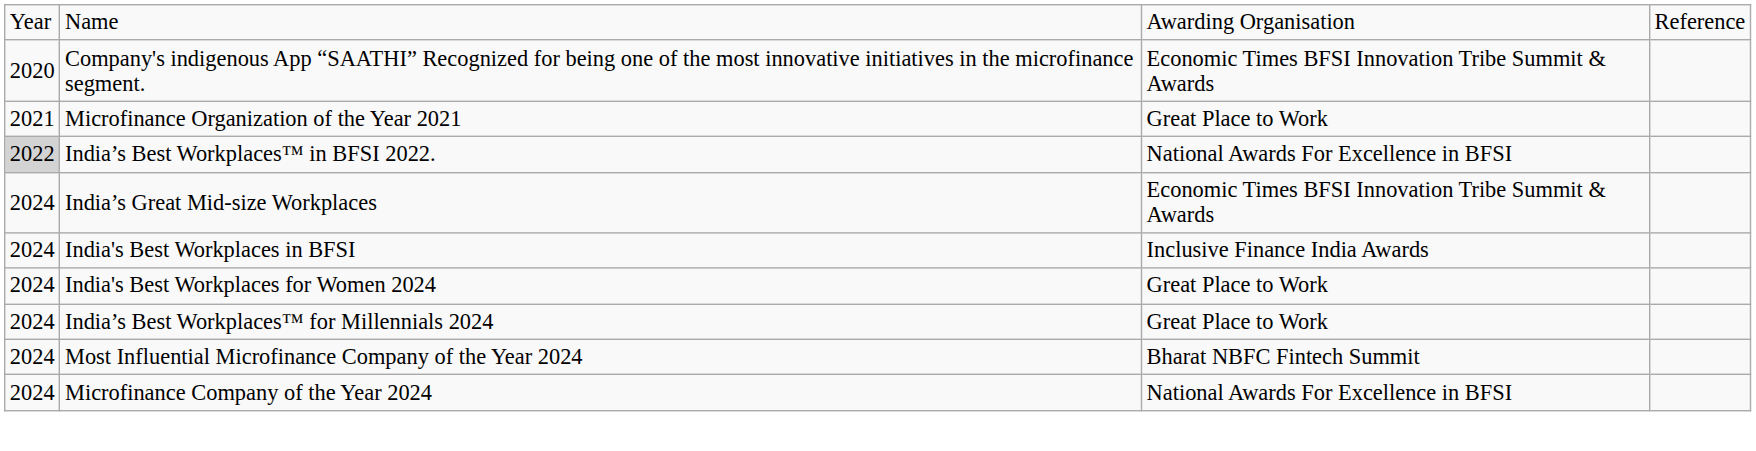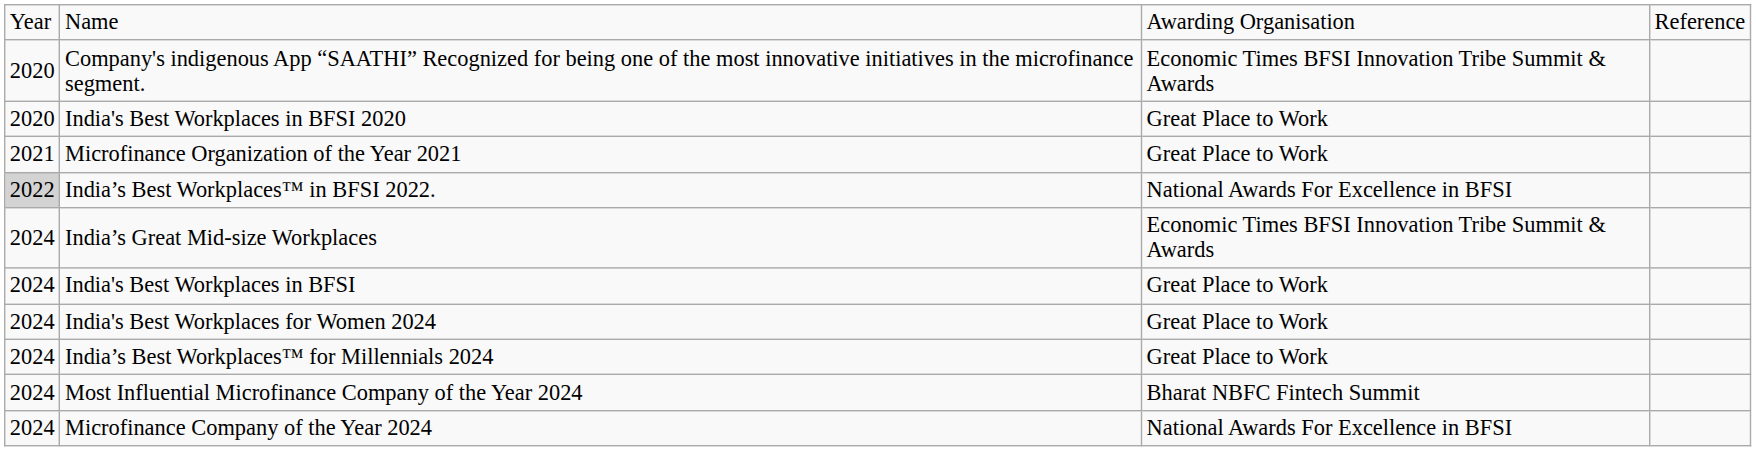+ row: (235, 118)
(1288, 250) Inclusive Finance India Awards -> (1237, 285) Great Place to Work
